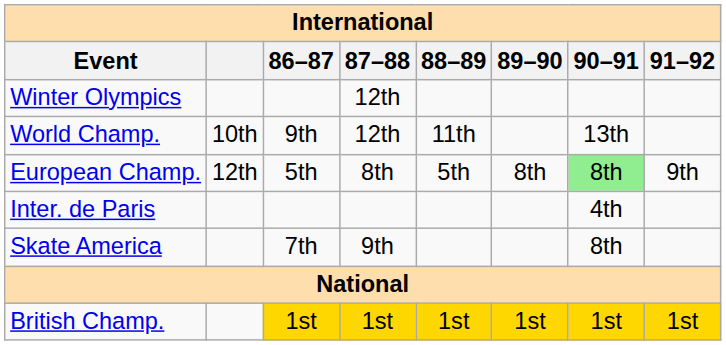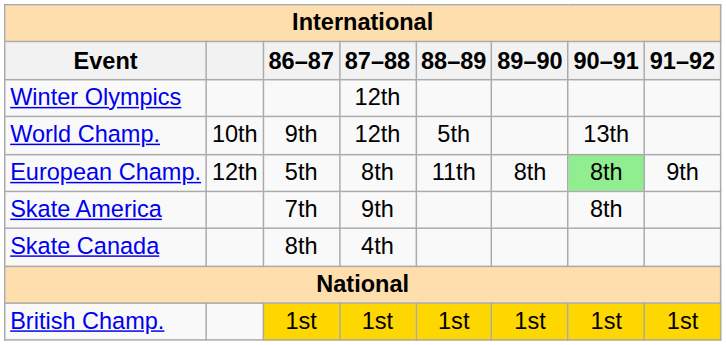(454, 135) 11th -> (454, 135) 5th
(454, 172) 5th -> (454, 172) 11th
- row: (83, 209)
+ row: (85, 246)
